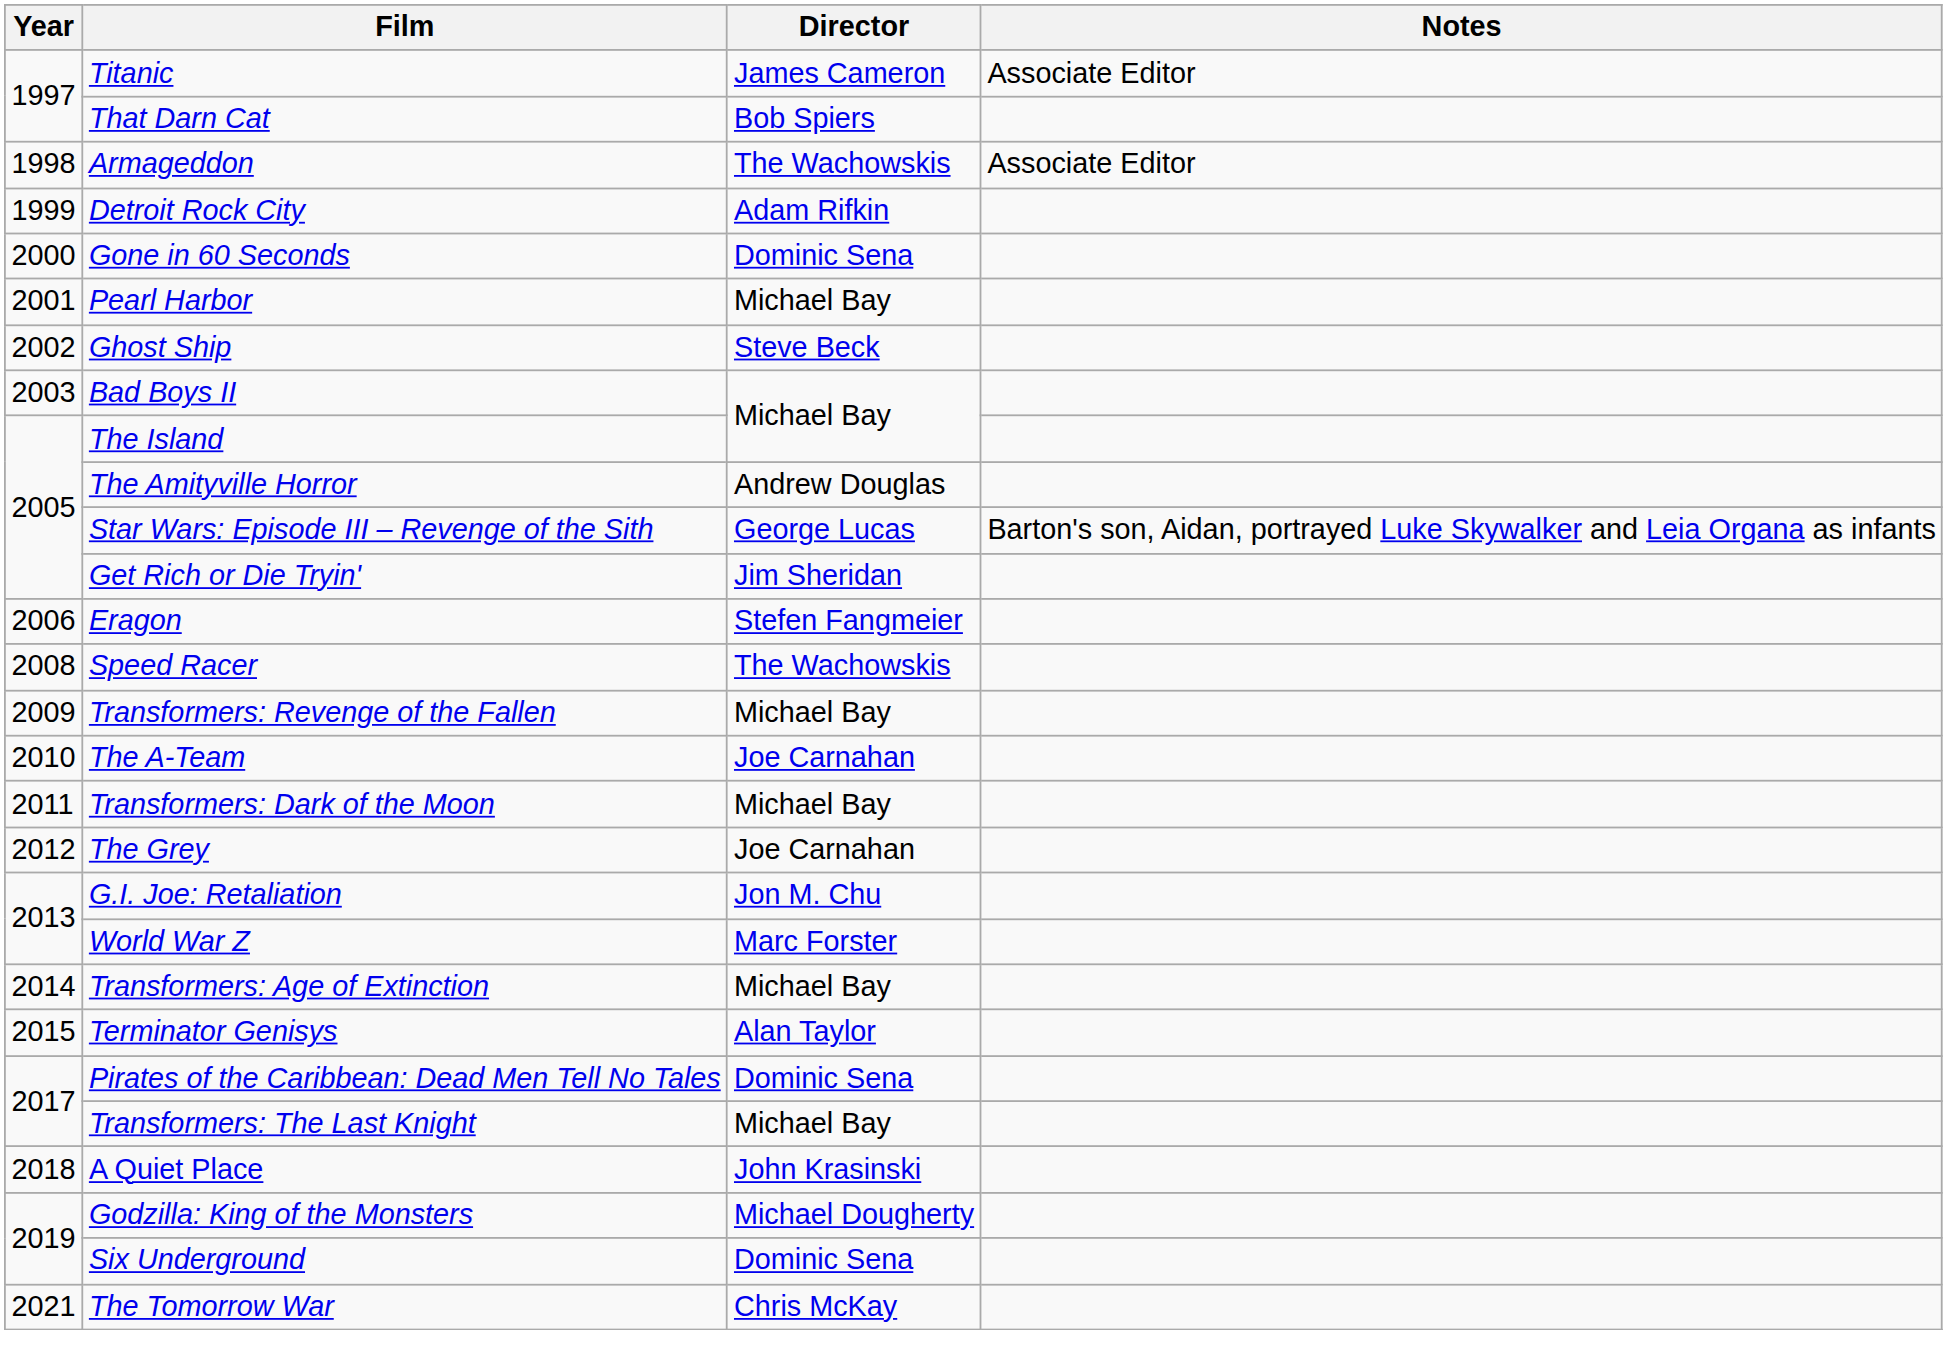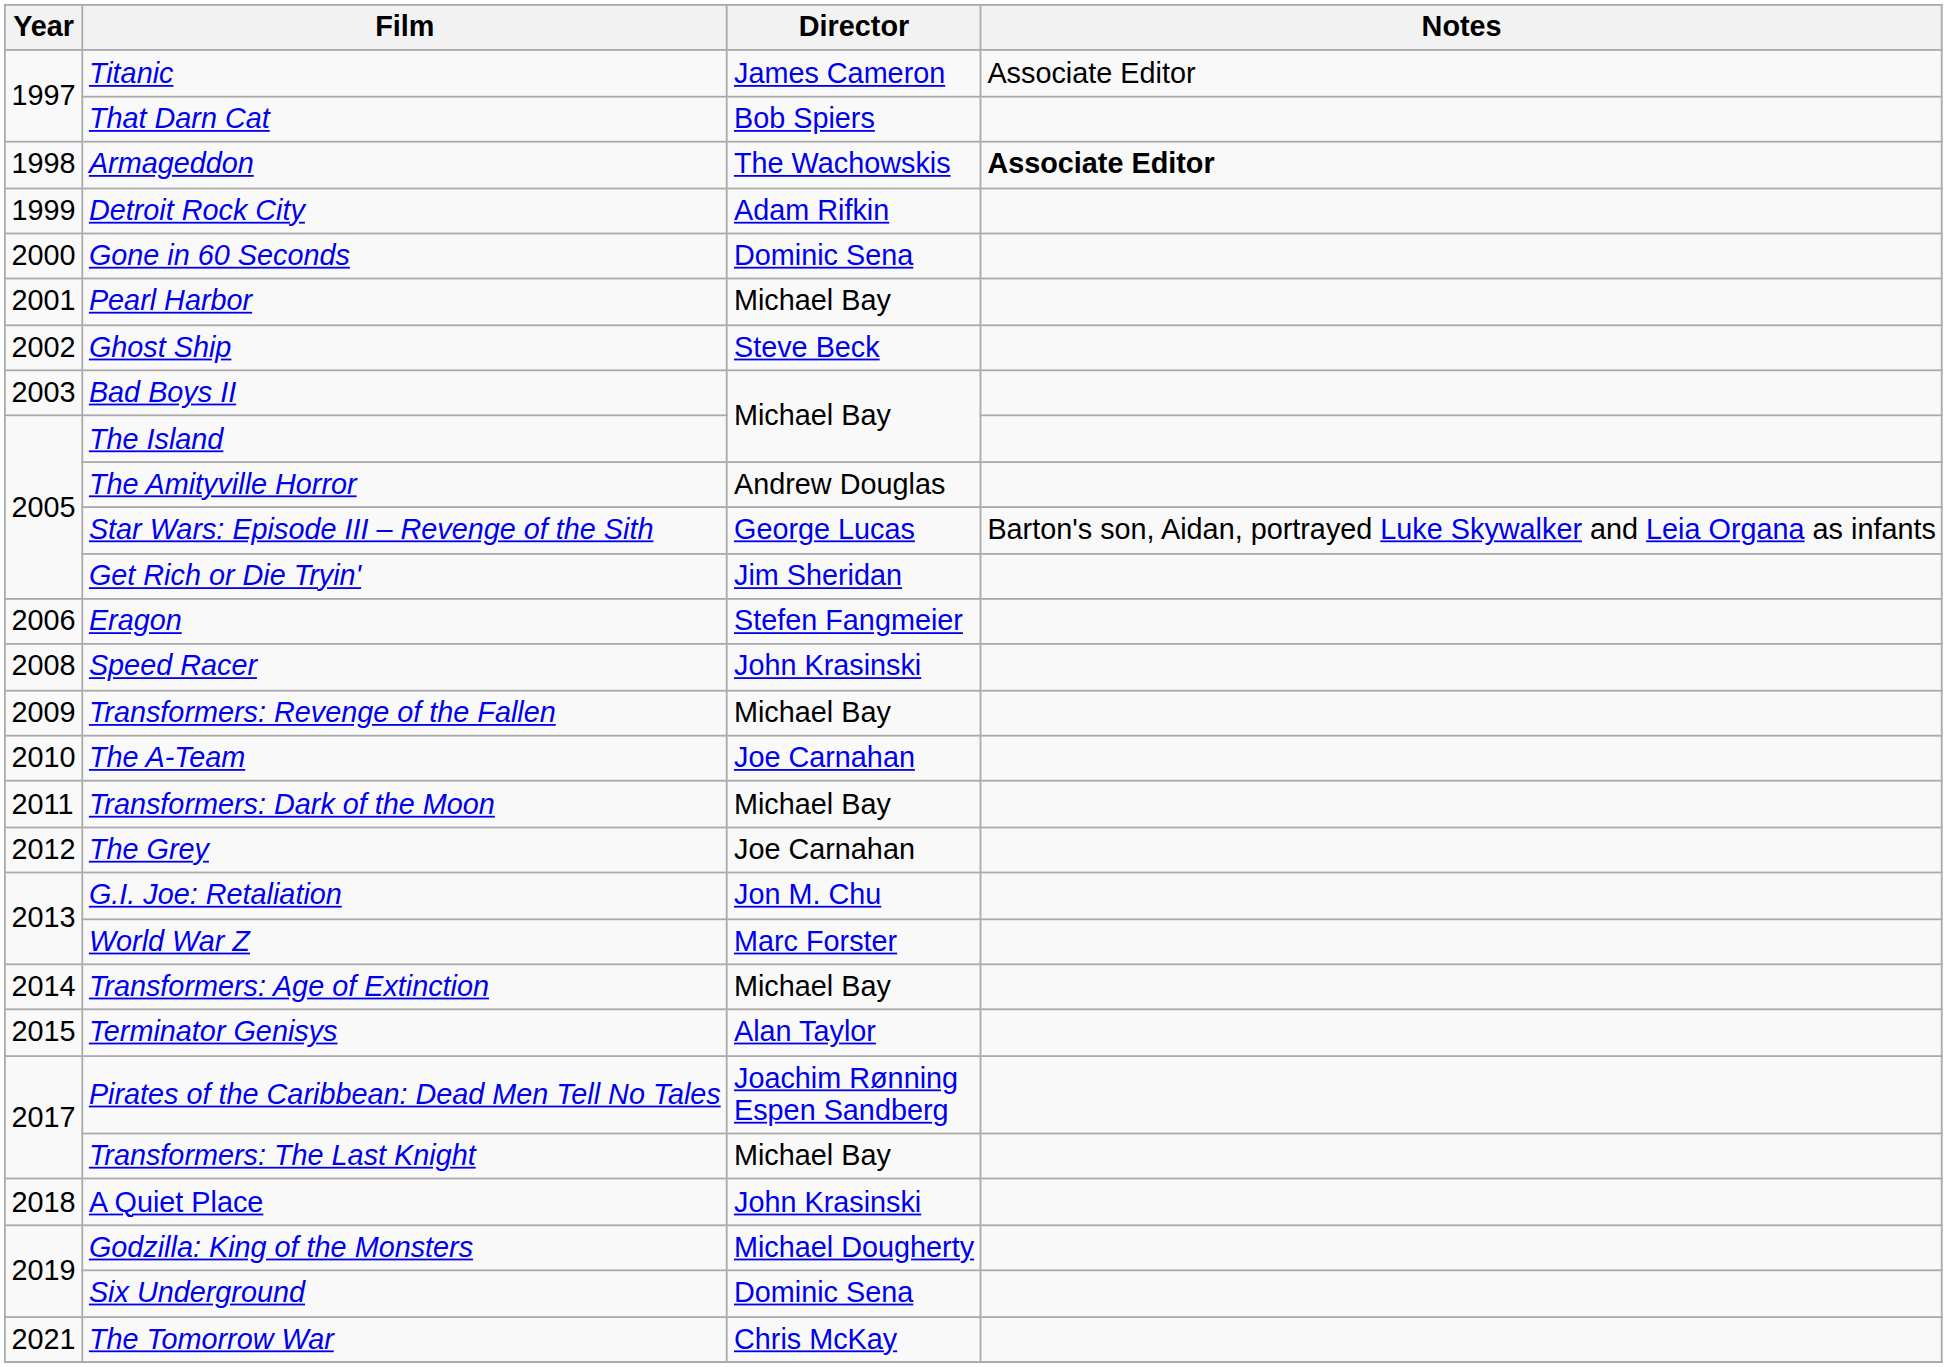(1091, 164) normal -> (1101, 164) bold
(842, 666) The Wachowskis -> (828, 666) John Krasinski
(824, 1077) Dominic Sena -> (846, 1094) Joachim Rønning Espen Sandberg
